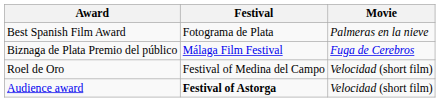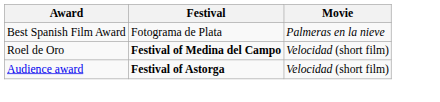- row: (92, 50)
(254, 69) normal -> (206, 50) bold
